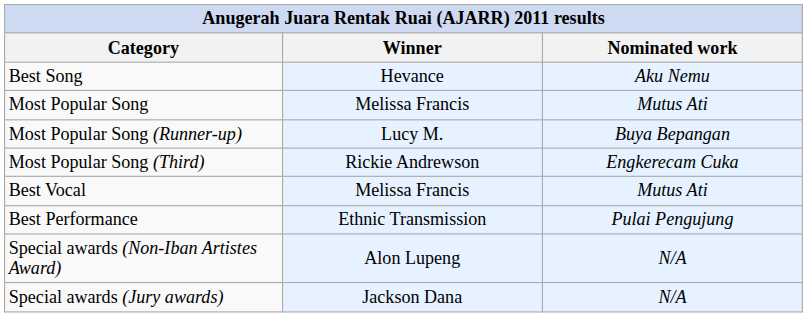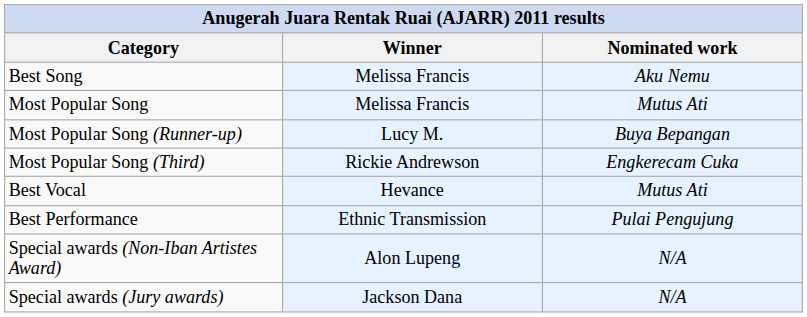(412, 76) Hevance -> (412, 76) Melissa Francis
(412, 190) Melissa Francis -> (412, 190) Hevance
